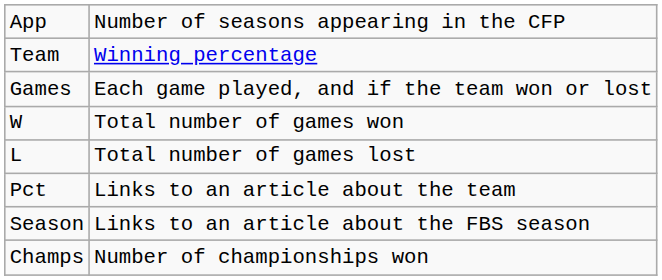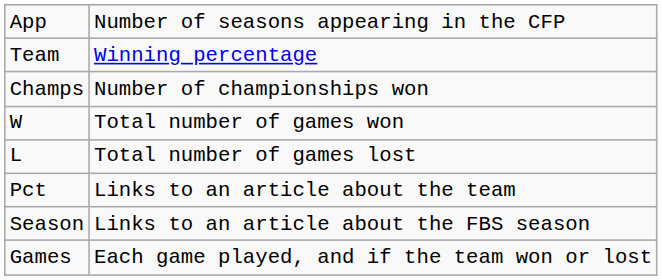rows swapped: (47, 257) <-> (41, 89)
